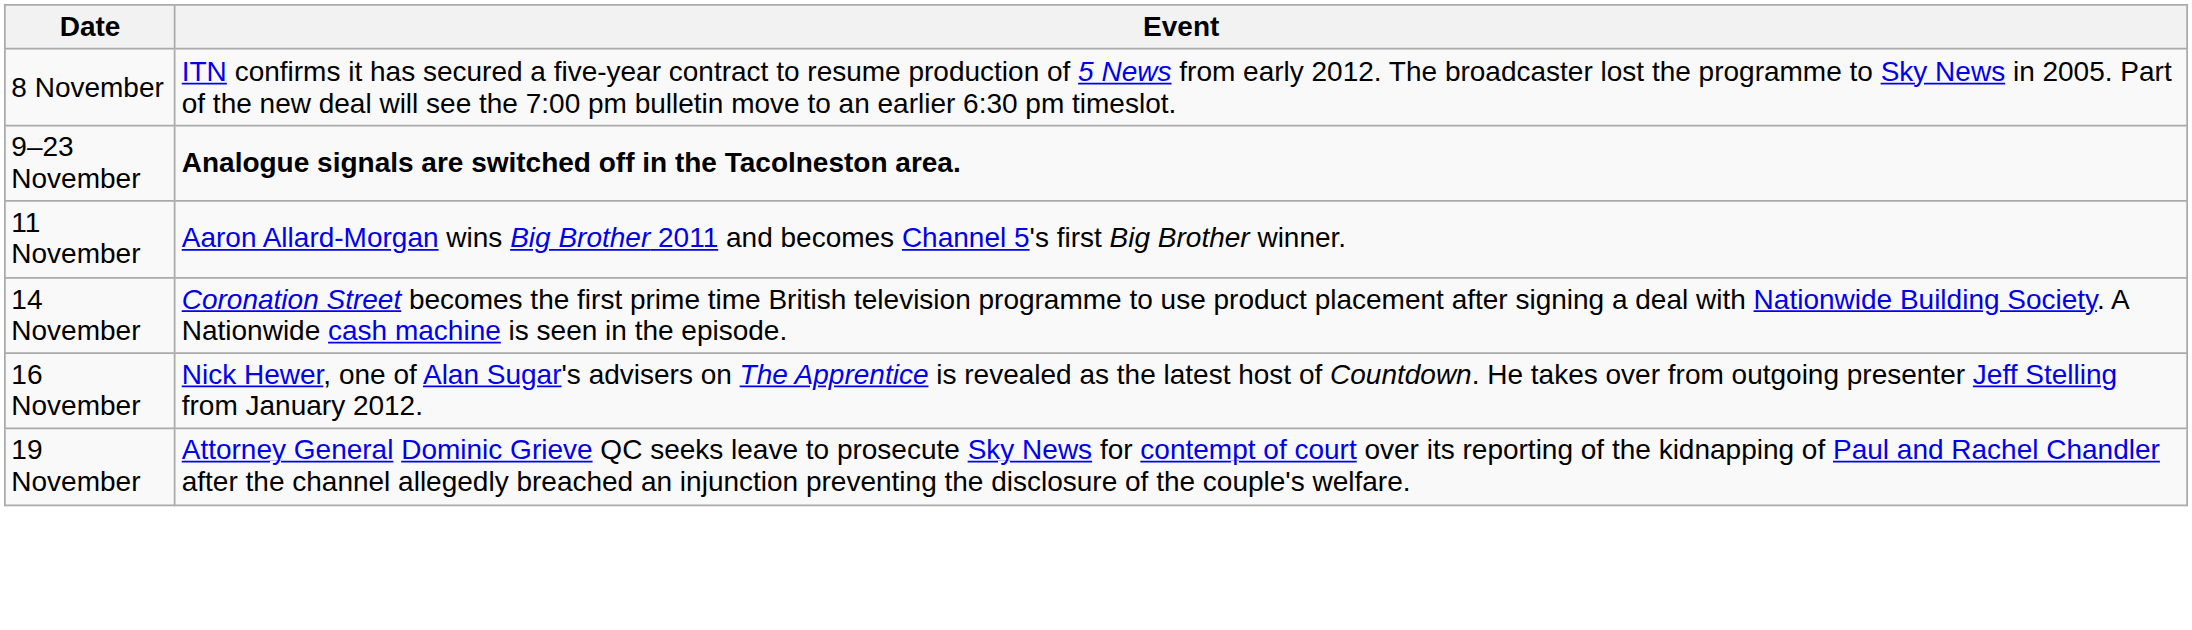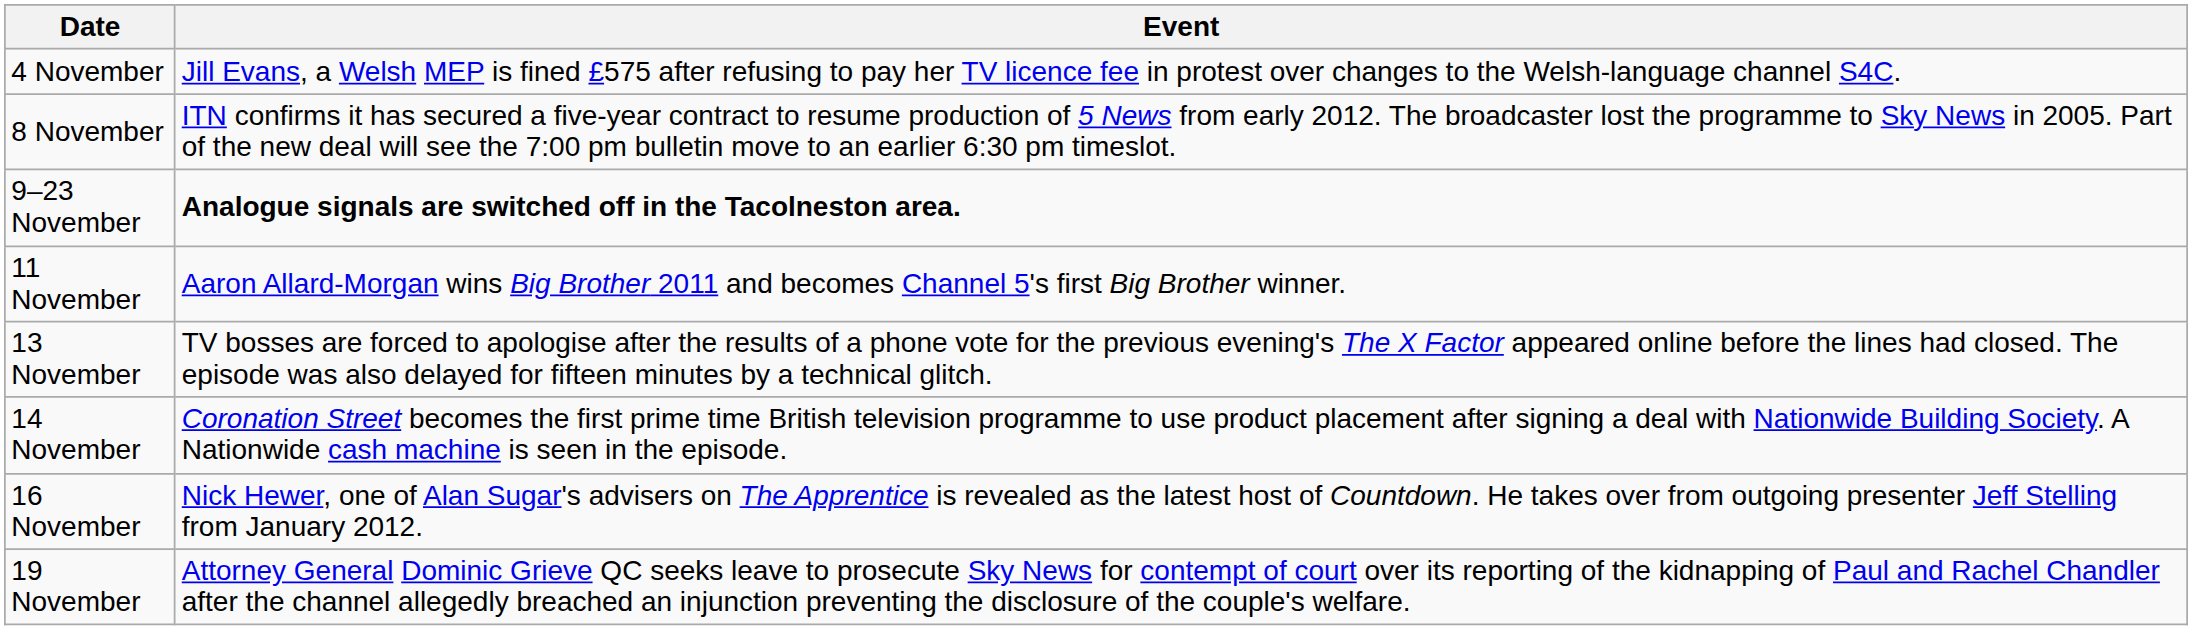+ row: (88, 71)
+ row: (76, 358)
